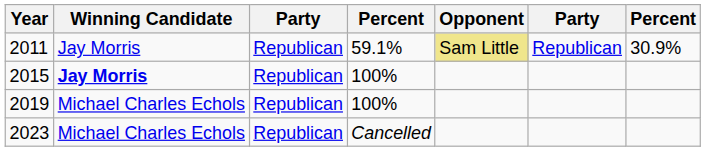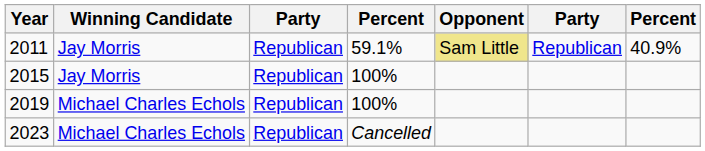(656, 47) 30.9% -> (656, 47) 40.9%
(103, 76) bold -> (99, 76) normal
